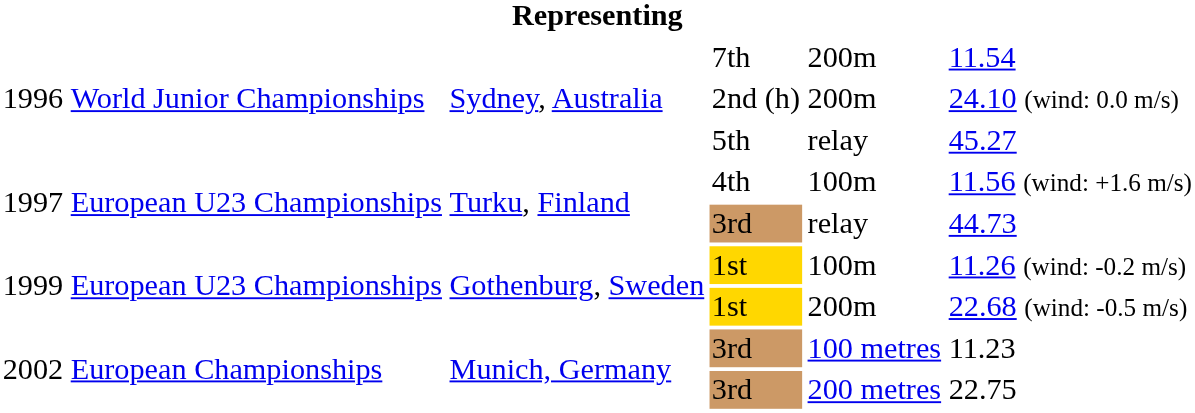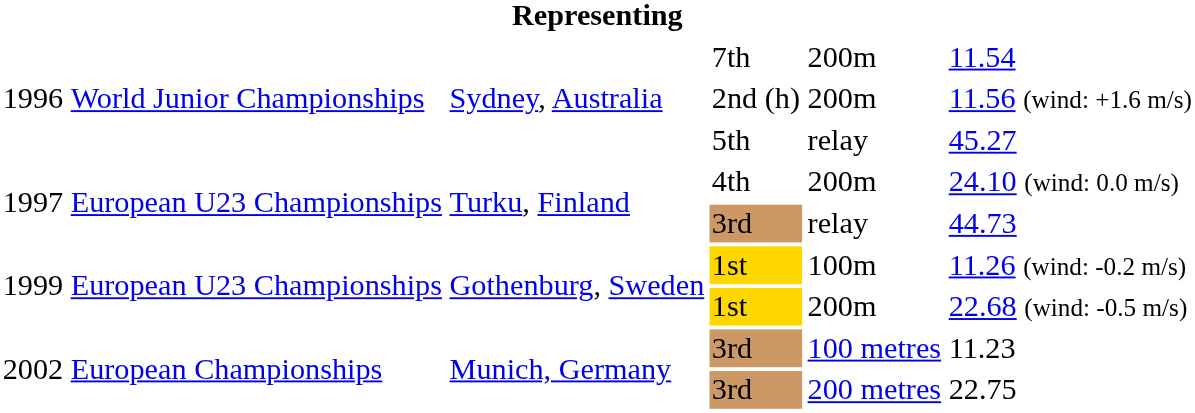(1064, 98) 24.10 (wind: 0.0 m/s) -> (1070, 98) 11.56 (wind: +1.6 m/s)
(842, 181) 100m -> (842, 181) 200m
(1070, 181) 11.56 (wind: +1.6 m/s) -> (1064, 181) 24.10 (wind: 0.0 m/s)
